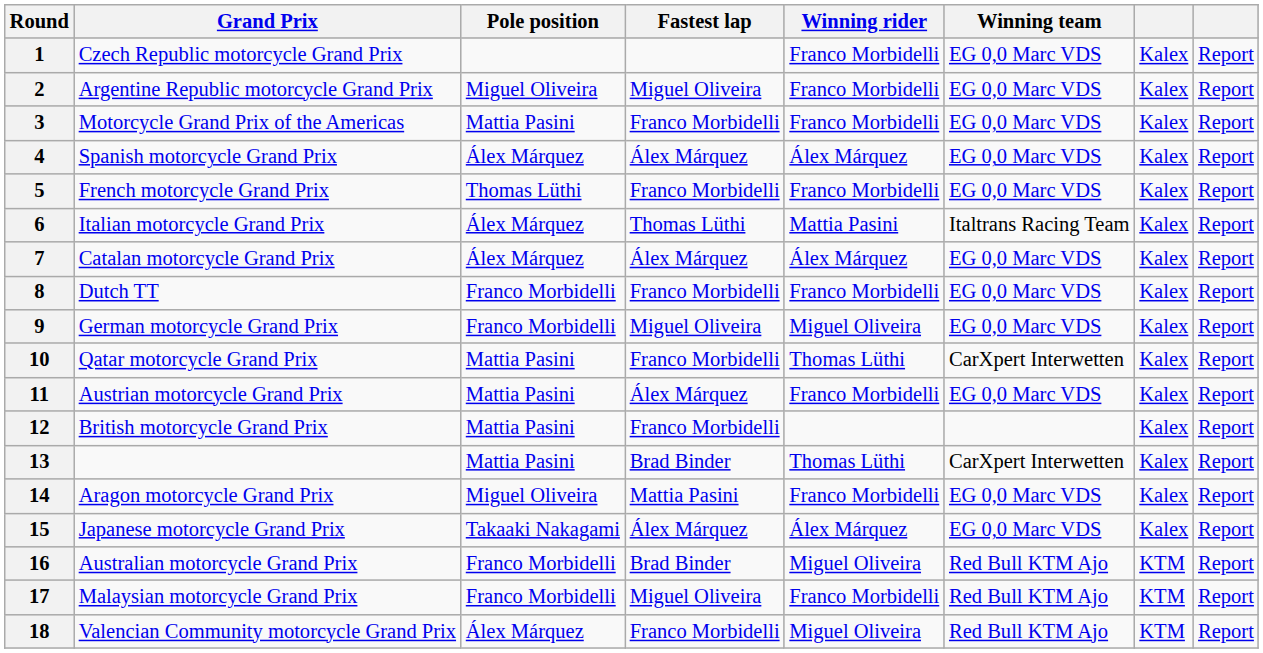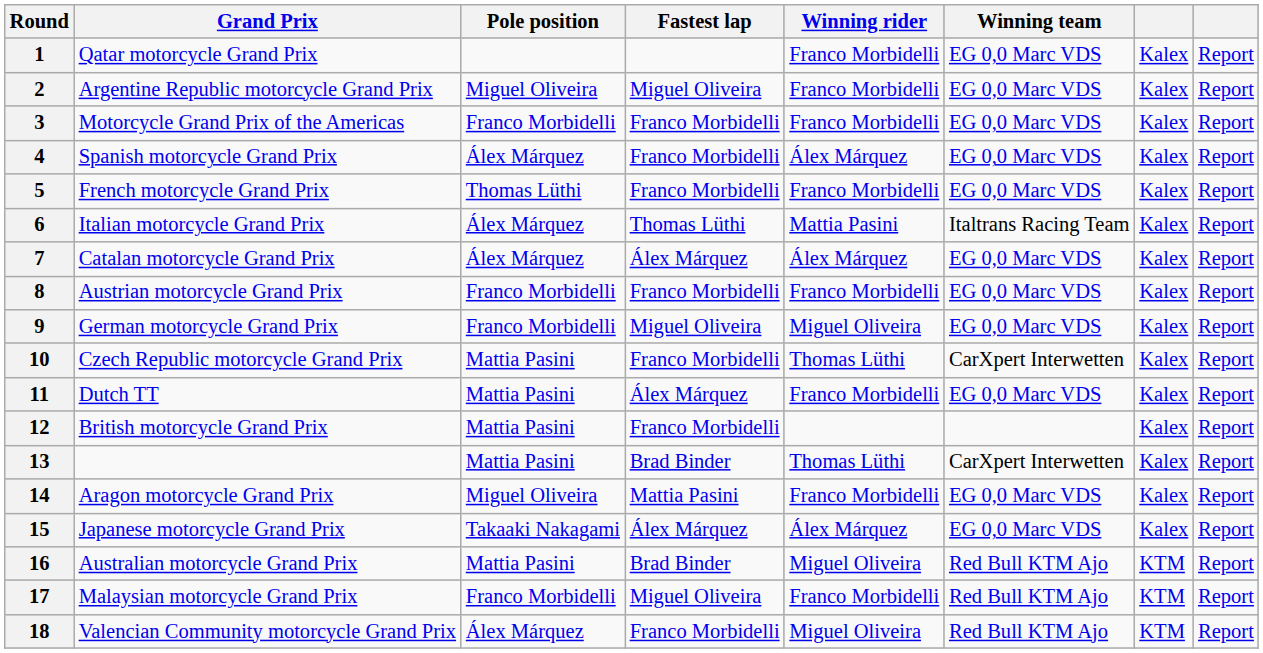(241, 54) Czech Republic motorcycle Grand Prix -> (198, 54) Qatar motorcycle Grand Prix
(520, 122) Mattia Pasini -> (541, 122) Franco Morbidelli
(689, 156) Álex Márquez -> (705, 156) Franco Morbidelli
(119, 292) Dutch TT -> (211, 292) Austrian motorcycle Grand Prix
(198, 359) Qatar motorcycle Grand Prix -> (241, 359) Czech Republic motorcycle Grand Prix
(211, 393) Austrian motorcycle Grand Prix -> (119, 393) Dutch TT
(541, 563) Franco Morbidelli -> (520, 563) Mattia Pasini
